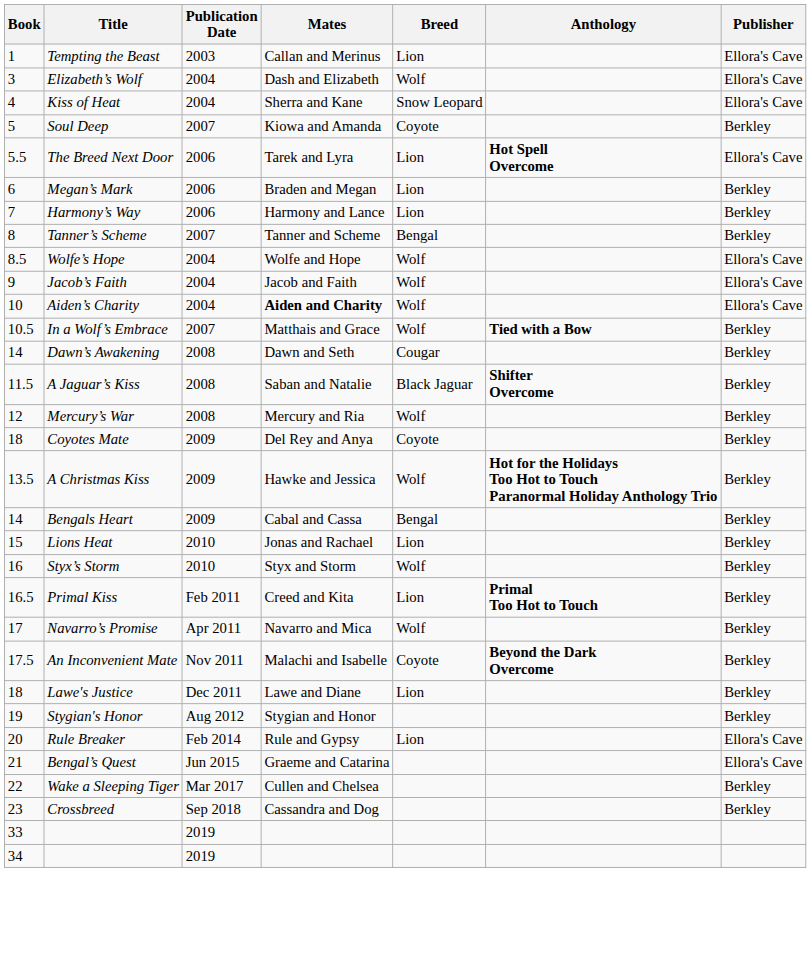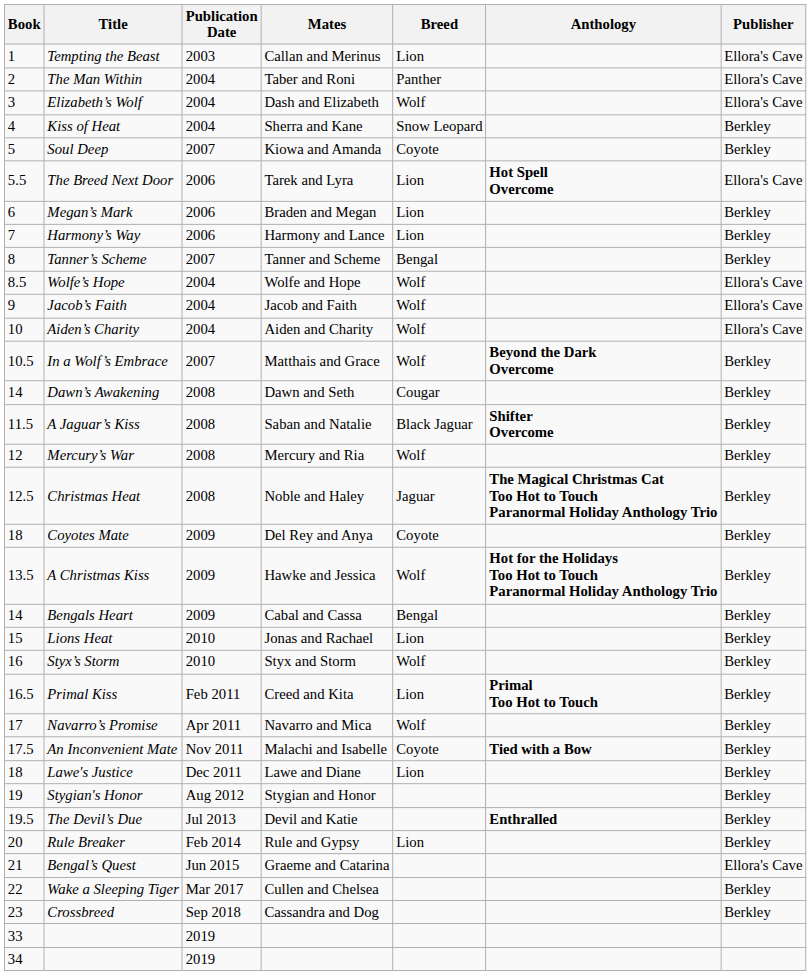+ row: (12, 79)
(763, 102) Ellora's Cave -> (747, 126) Berkley
(323, 306) bold -> (319, 329) normal
(541, 329) Tied with a Bow -> (543, 361) Beyond the Dark Overcome
+ row: (21, 495)
(543, 660) Beyond the Dark Overcome -> (541, 748) Tied with a Bow
+ row: (21, 818)
(763, 739) Ellora's Cave -> (747, 842) Berkley
